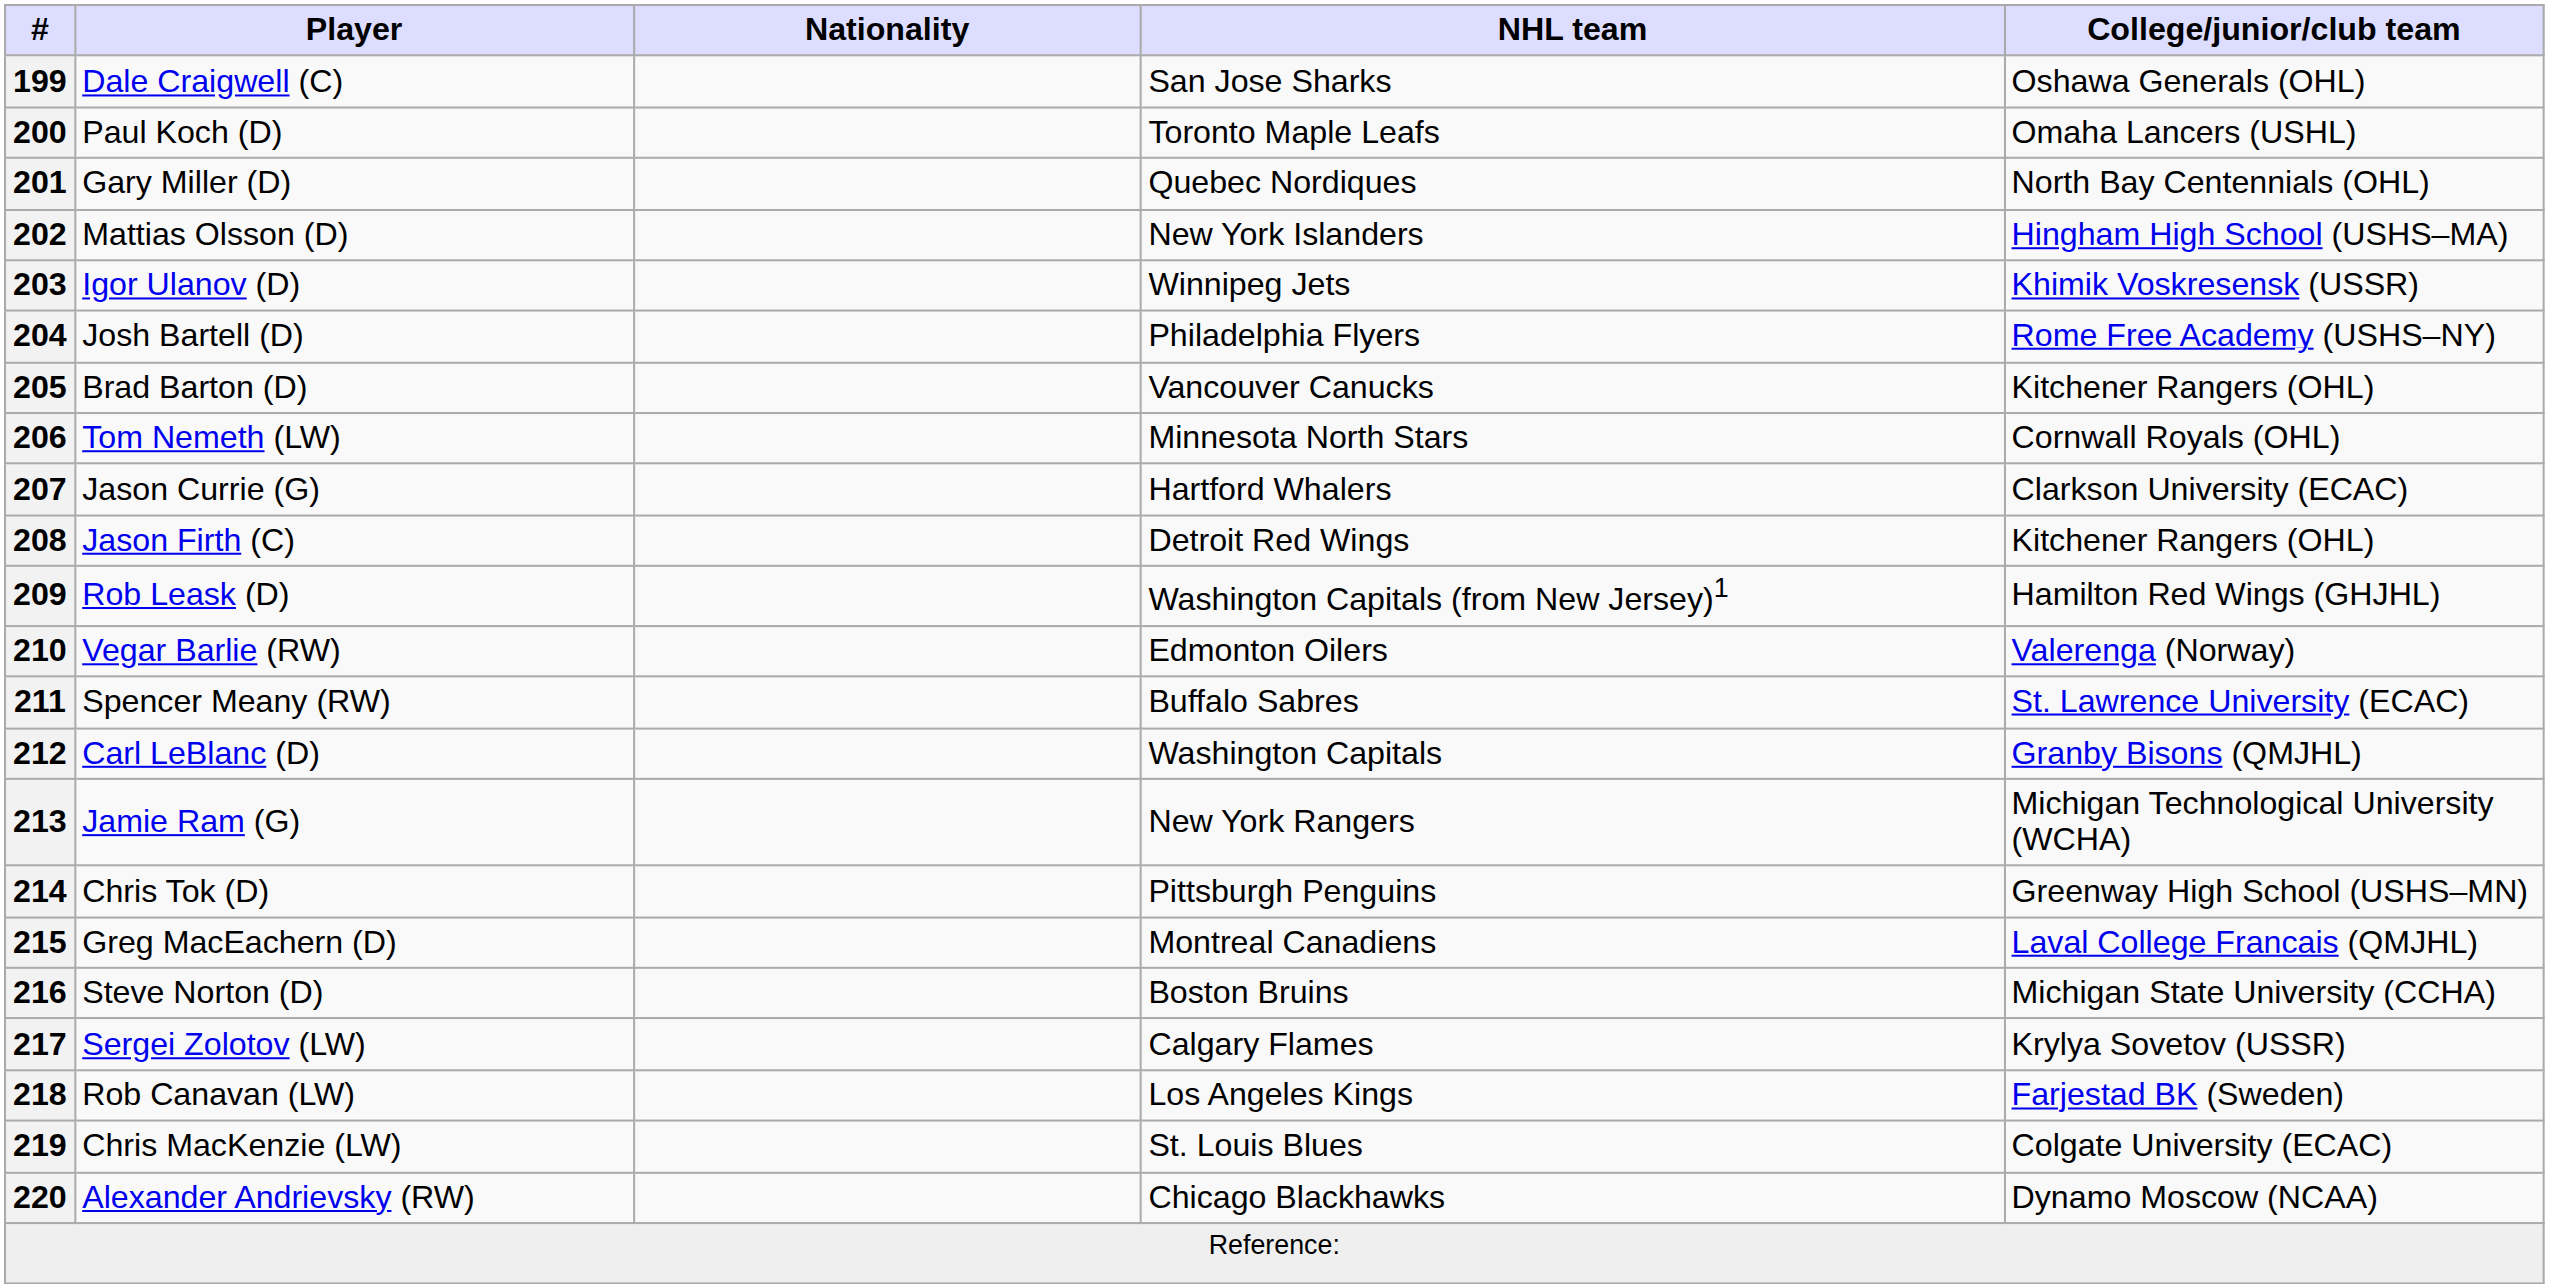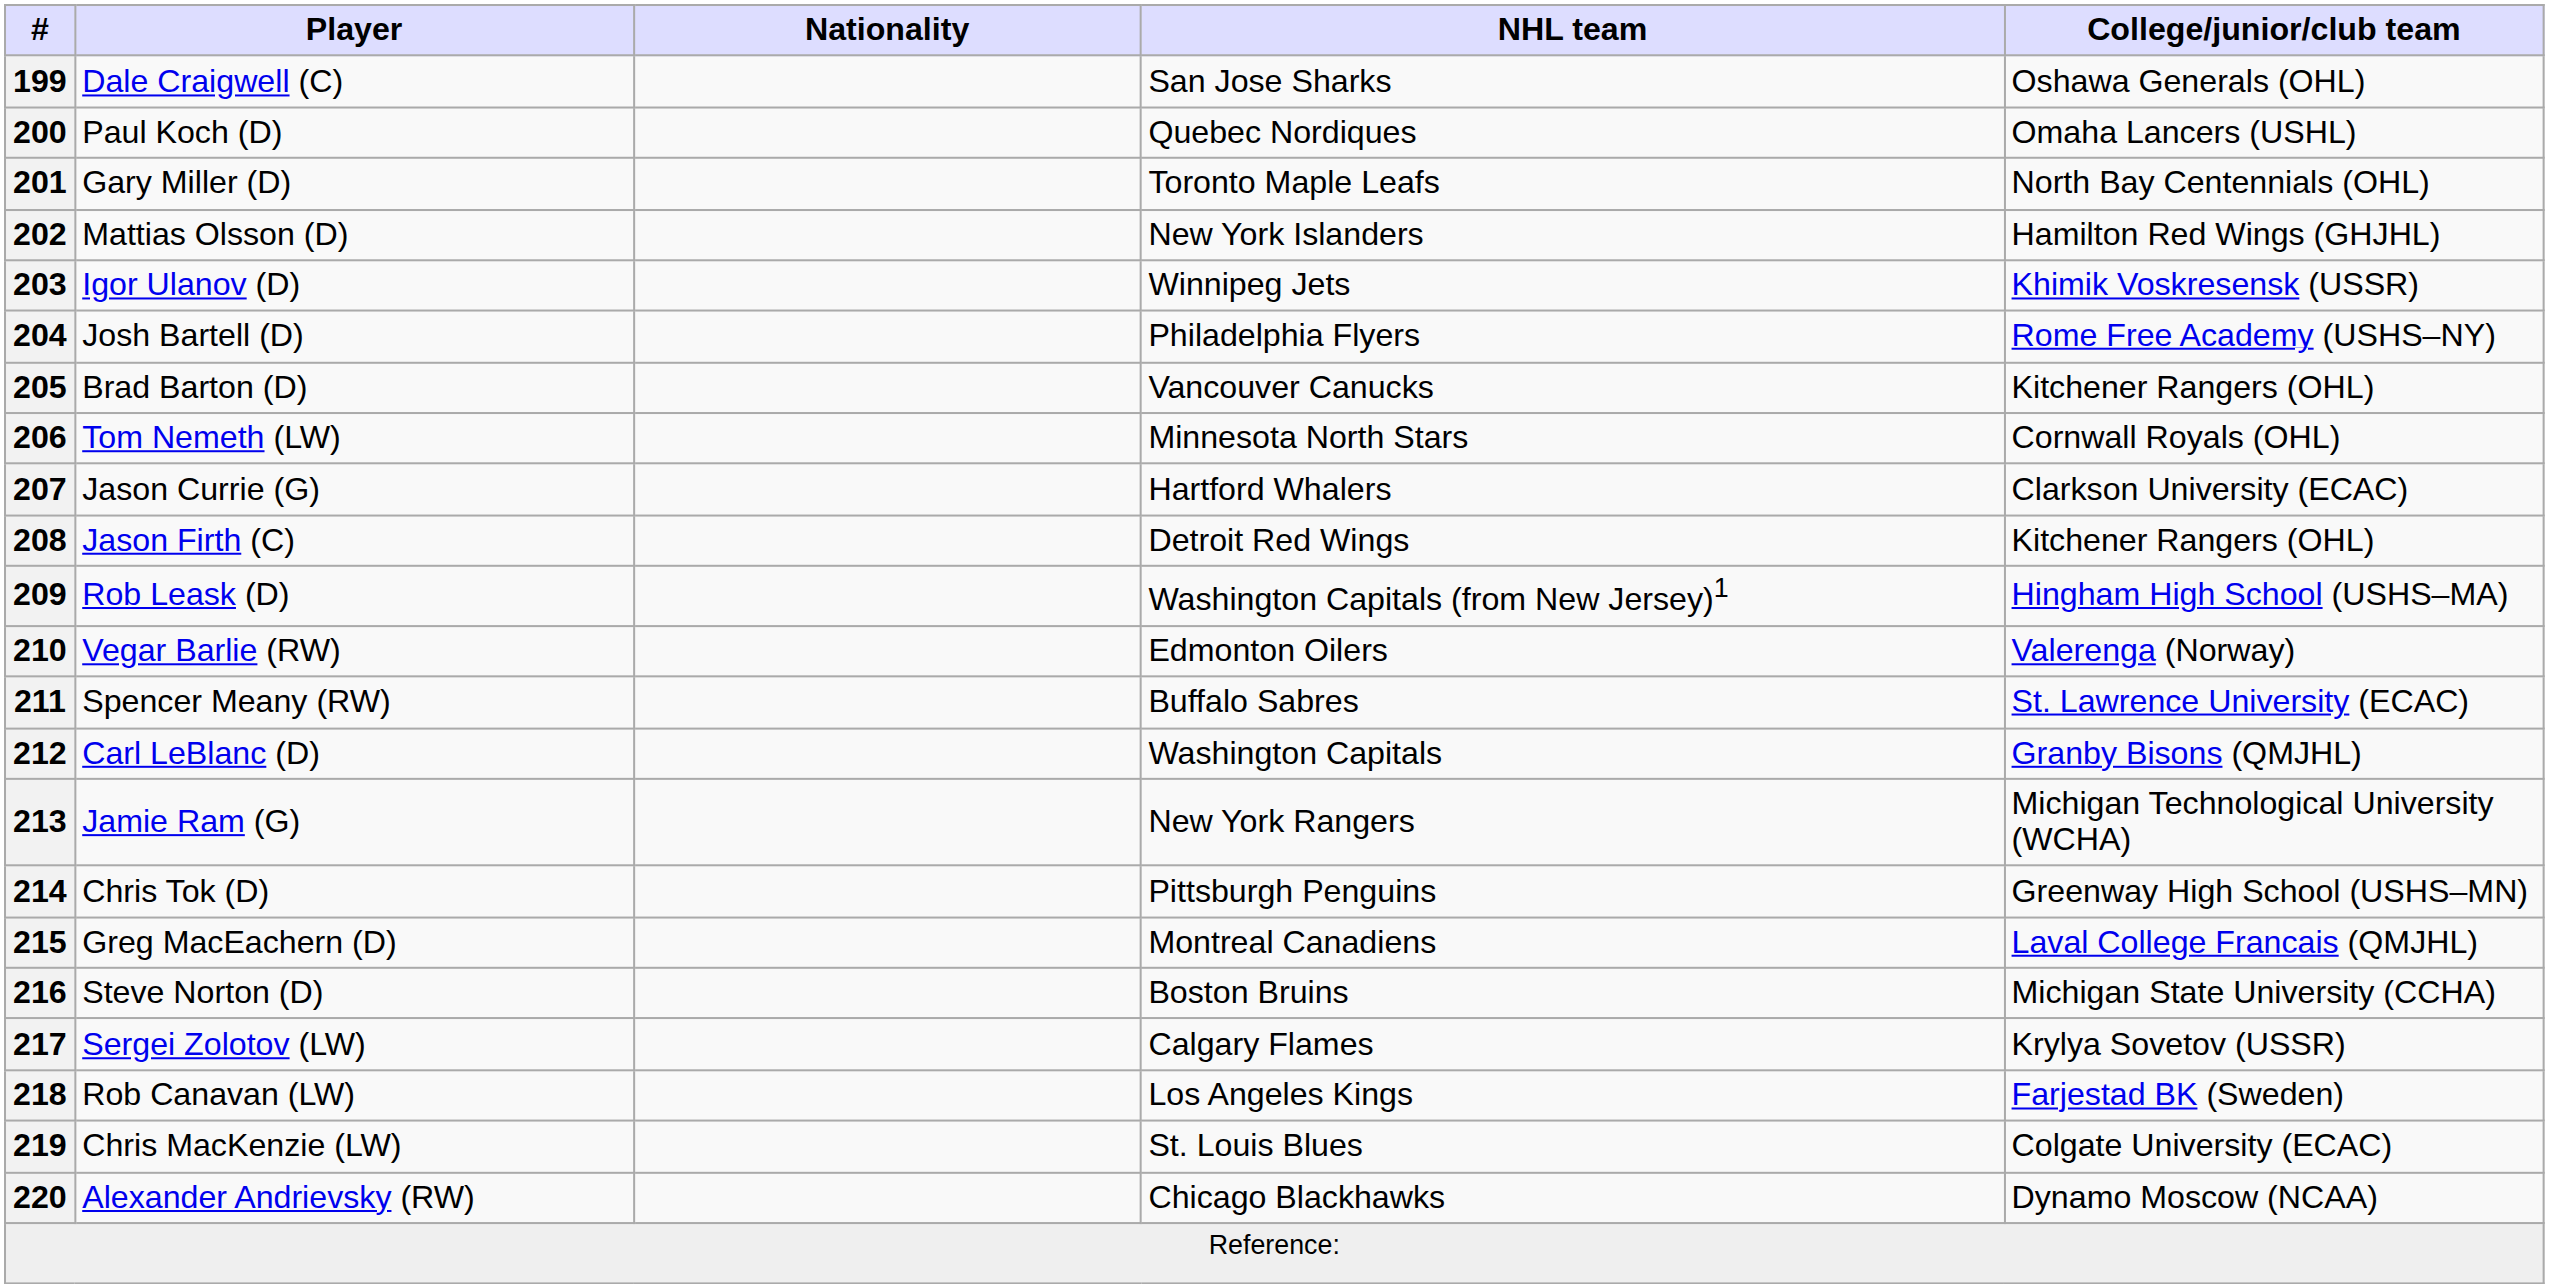(1294, 132) Toronto Maple Leafs -> (1283, 132) Quebec Nordiques
(1283, 183) Quebec Nordiques -> (1294, 183) Toronto Maple Leafs
(2260, 234) Hingham High School (USHS–MA) -> (2226, 234) Hamilton Red Wings (GHJHL)
(2226, 595) Hamilton Red Wings (GHJHL) -> (2260, 595) Hingham High School (USHS–MA)
